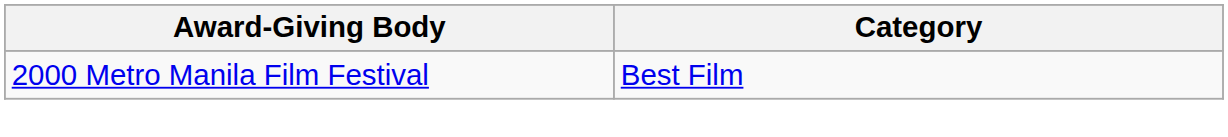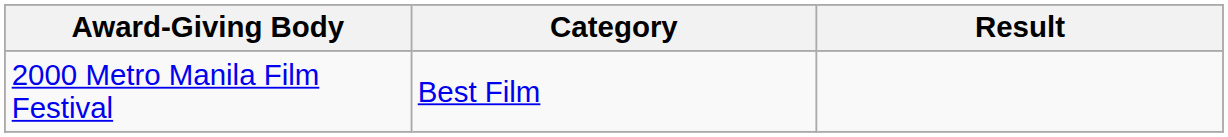+ column: (1020, 27)
